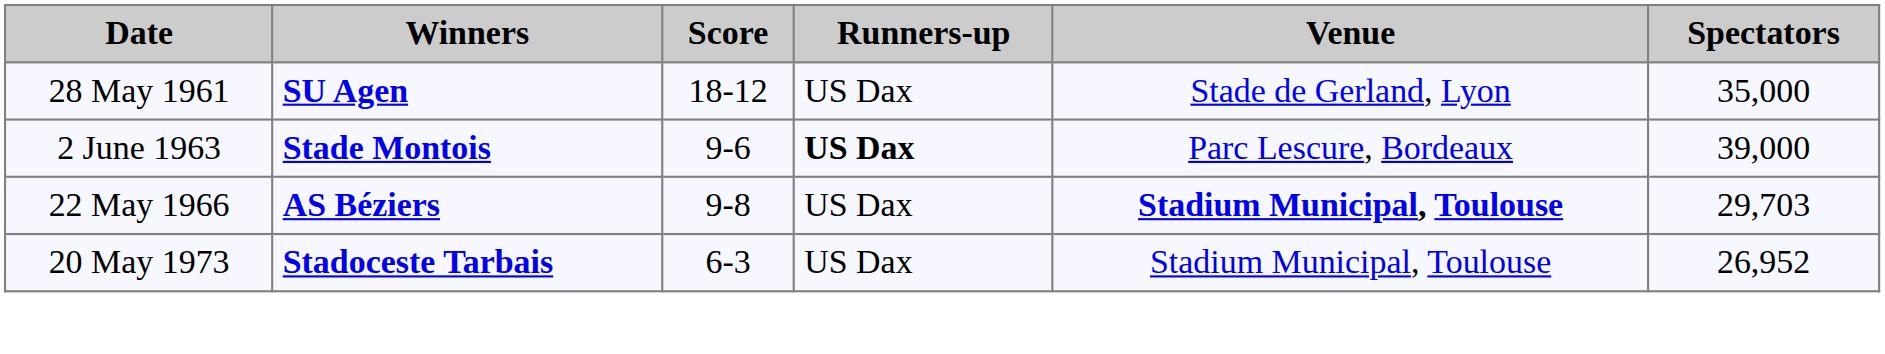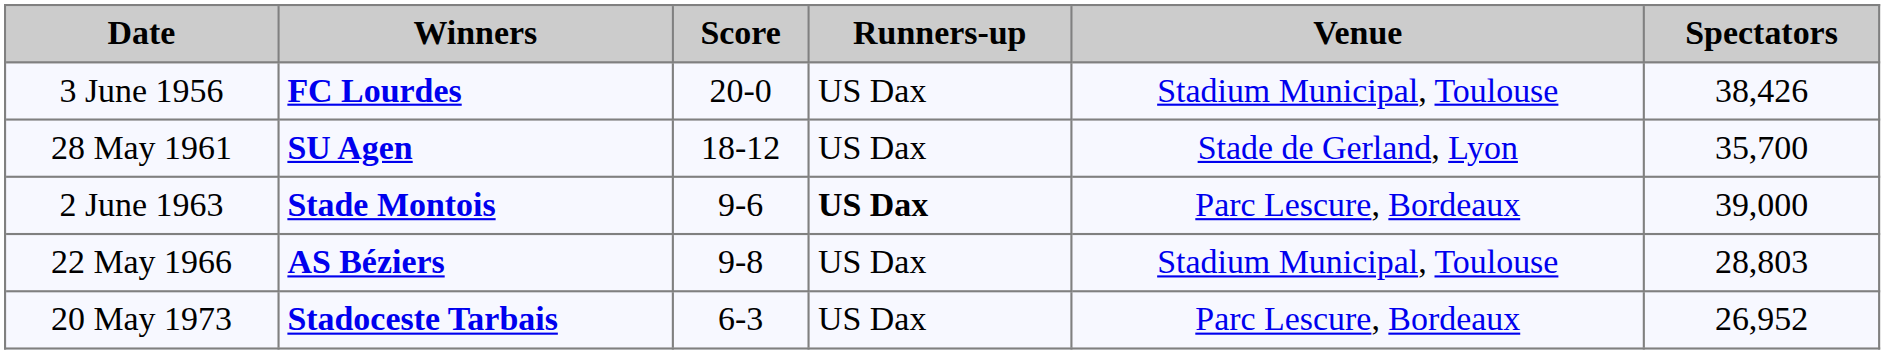+ row: (141, 90)
(1764, 90) 35,000 -> (1762, 147) 35,700
(1351, 204) bold -> (1358, 262) normal
(1764, 204) 29,703 -> (1762, 262) 28,803
(1351, 262) Stadium Municipal, Toulouse -> (1358, 319) Parc Lescure, Bordeaux
